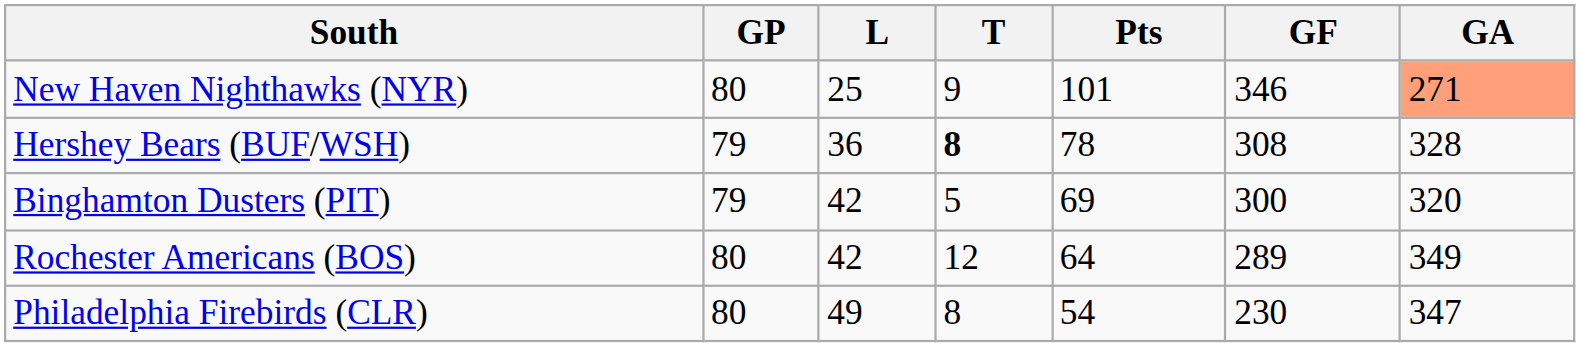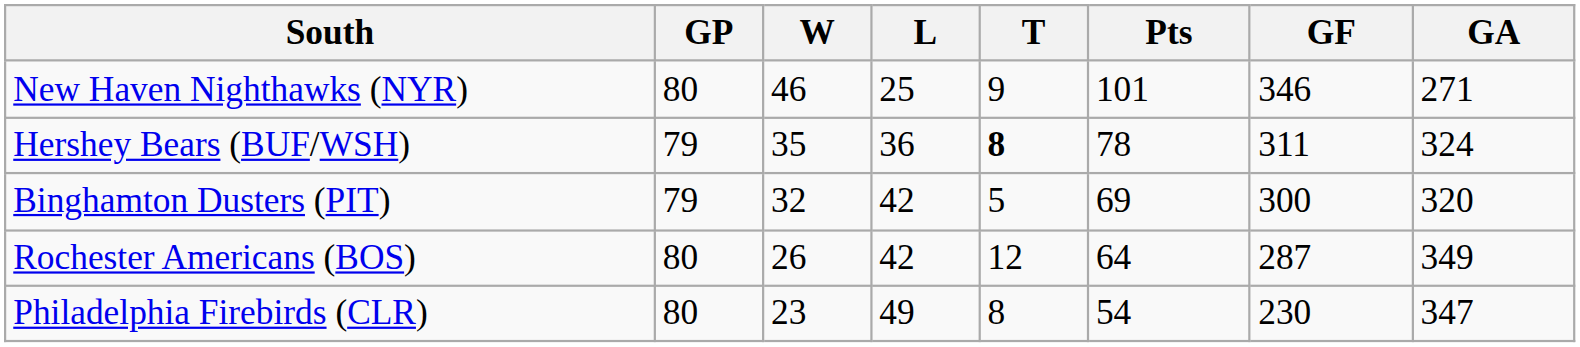+ column: (817, 32)
(1435, 88) lightsalmon background -> (1447, 88) no background
(1261, 144) 308 -> (1284, 144) 311
(1435, 144) 328 -> (1447, 144) 324
(1261, 256) 289 -> (1285, 256) 287
